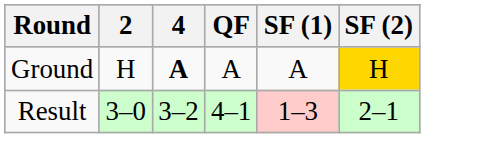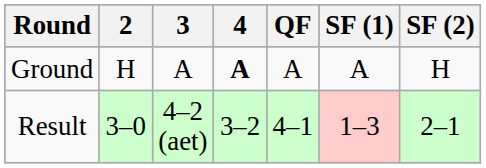+ column: (183, 25)
(379, 68) gold background -> (440, 68) no background
